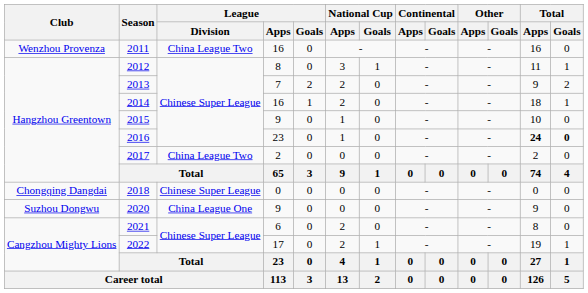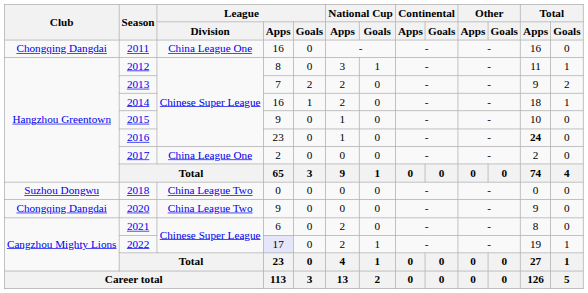(62, 48) Wenzhou Provenza -> (62, 48) Chongqing Dangdai
(210, 48) China League Two -> (210, 48) China League One
(567, 137) bold -> (567, 137) normal
(210, 155) China League Two -> (210, 155) China League One
(62, 191) Chongqing Dangdai -> (62, 191) Suzhou Dongwu
(210, 191) Chinese Super League -> (210, 191) China League Two
(62, 208) Suzhou Dongwu -> (62, 208) Chongqing Dangdai
(210, 208) China League One -> (210, 208) China League Two
(278, 244) no background -> (278, 244) lavender background
